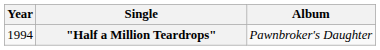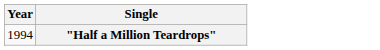- column: (311, 14)
